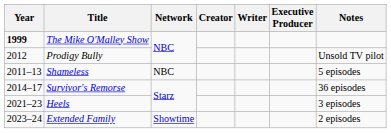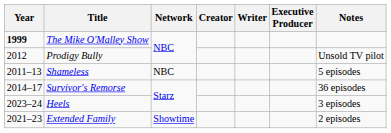(24, 103) 2021–23 -> (24, 103) 2023–24
(24, 119) 2023–24 -> (24, 119) 2021–23
